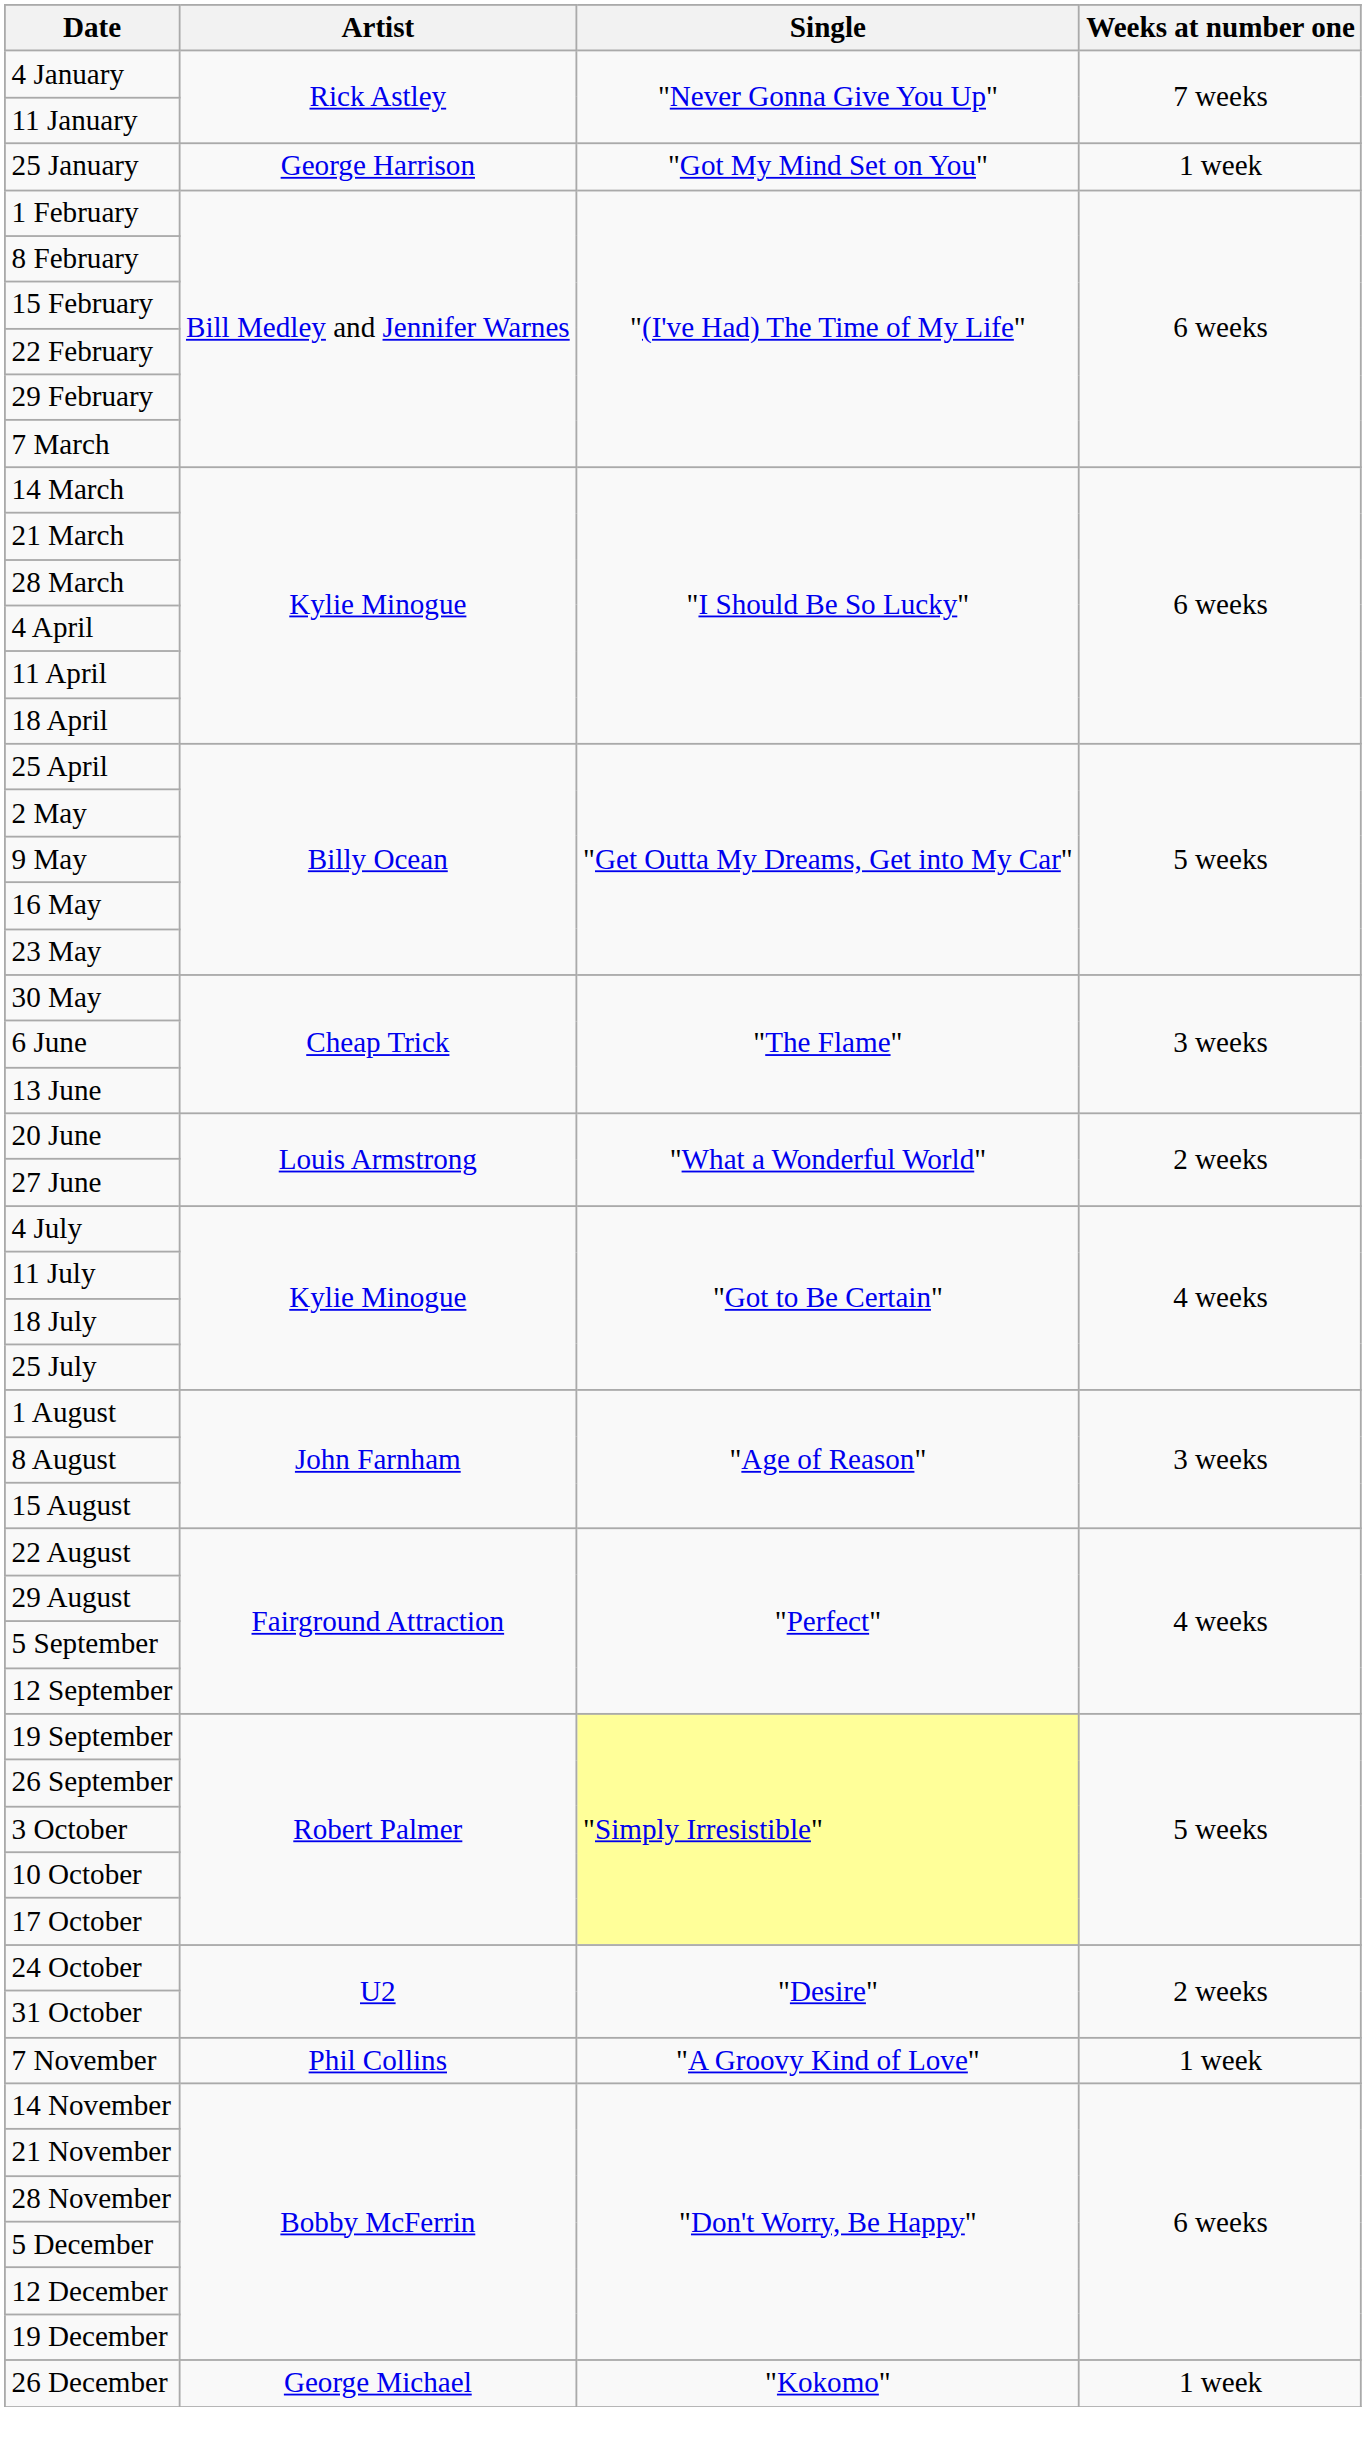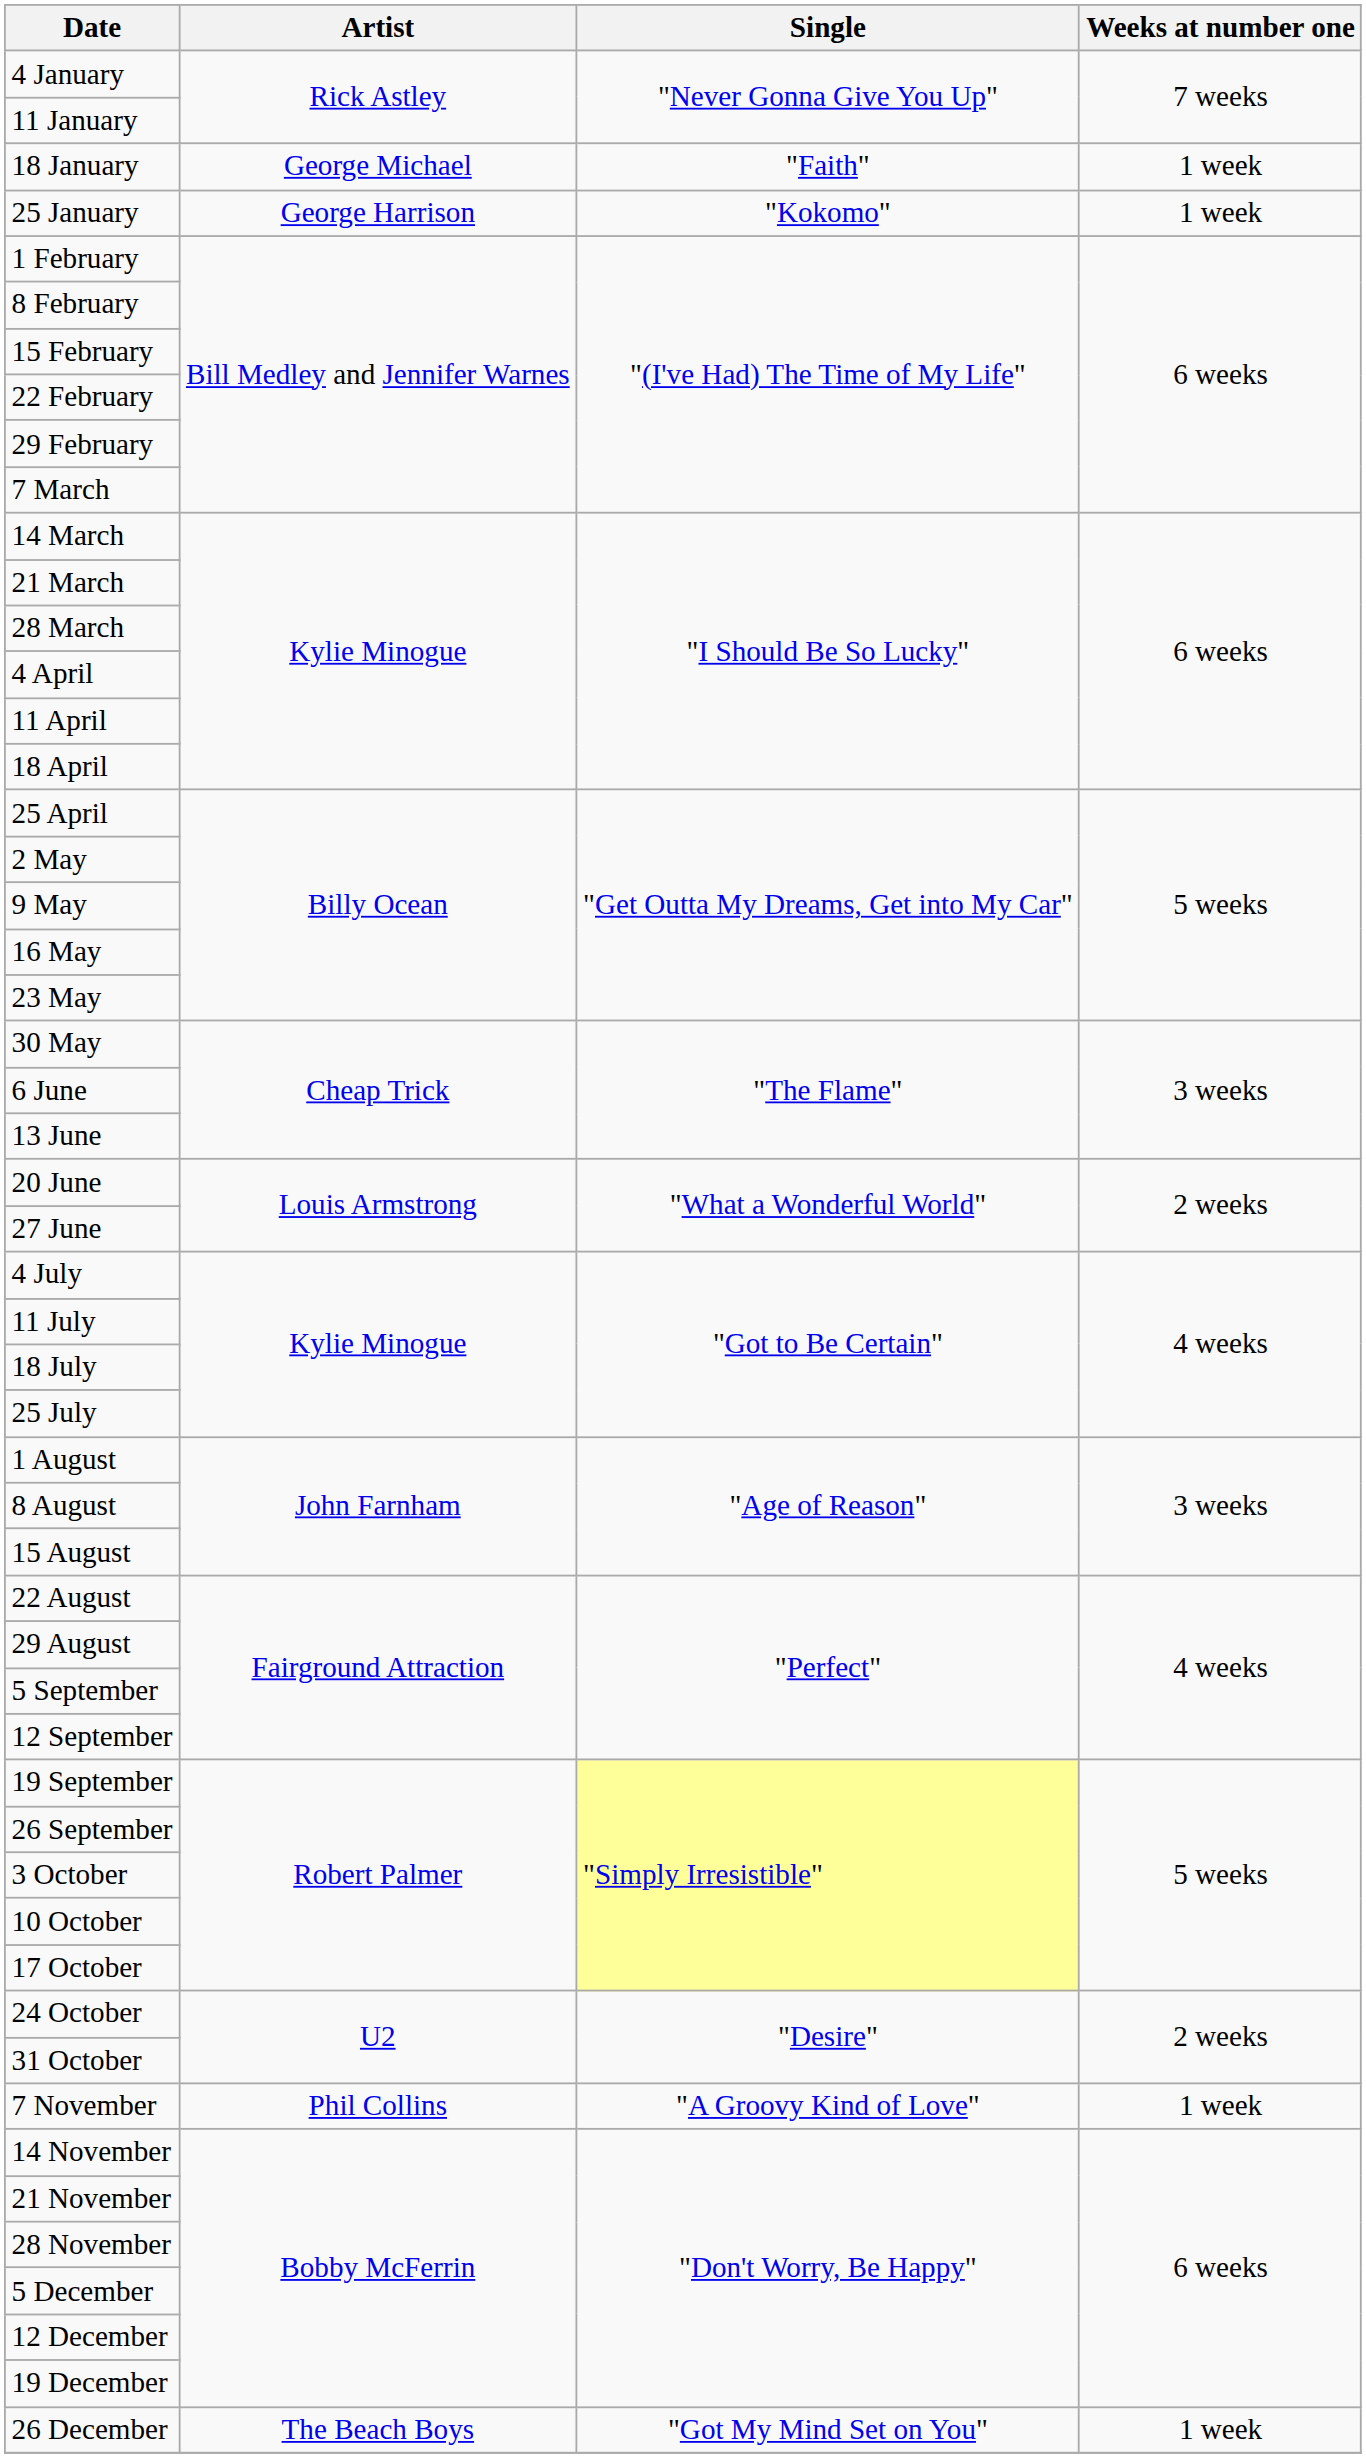+ row: (75, 166)
(828, 166) "Got My Mind Set on You" -> (828, 212) "Kokomo"
(378, 2382) George Michael -> (378, 2429) The Beach Boys
(828, 2382) "Kokomo" -> (828, 2429) "Got My Mind Set on You"
